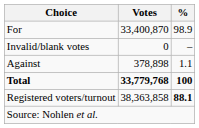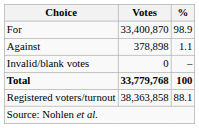rows swapped: (23, 64) <-> (48, 47)
(183, 98) bold -> (183, 98) normal
